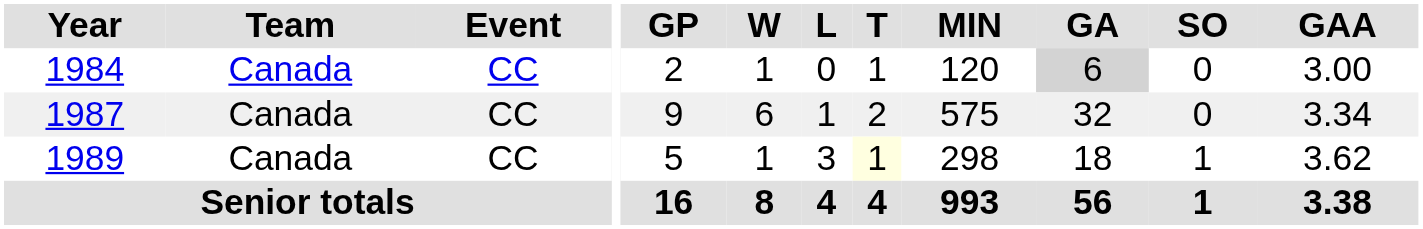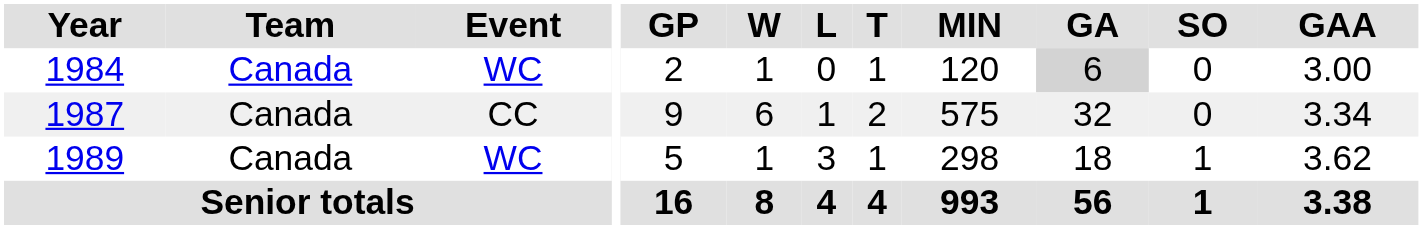(513, 69) CC -> (513, 69) WC
(513, 158) CC -> (513, 158) WC
(877, 158) lightyellow background -> (877, 158) no background
